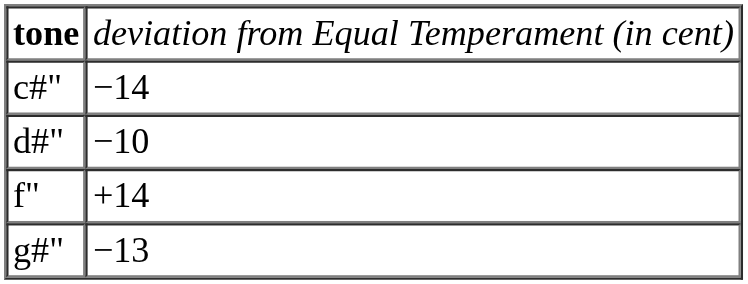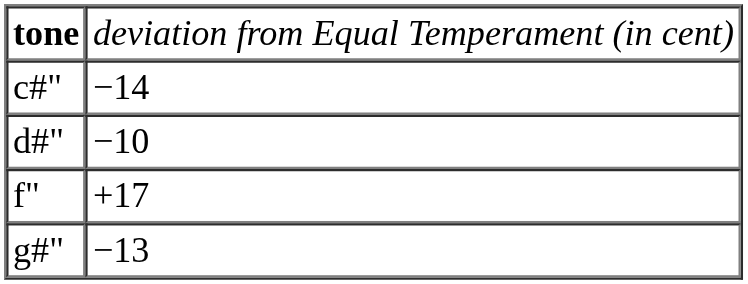(121, 195) +14 -> (121, 195) +17
